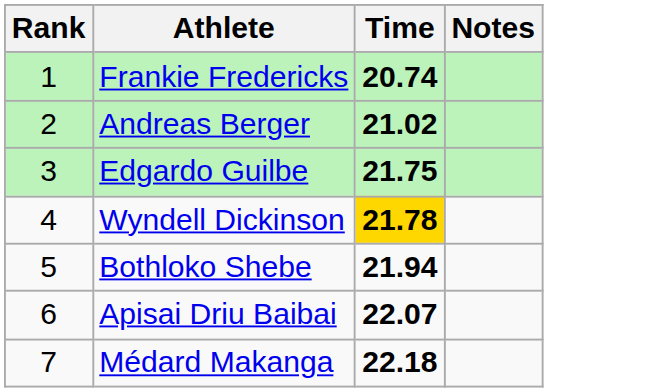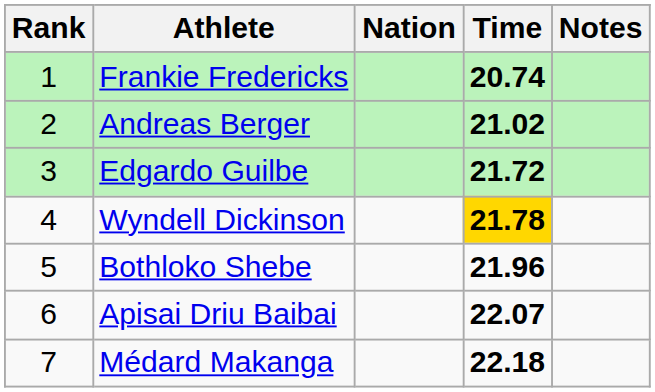+ column: (409, 28)
(400, 171) 21.75 -> (507, 171) 21.72
(400, 266) 21.94 -> (507, 266) 21.96
